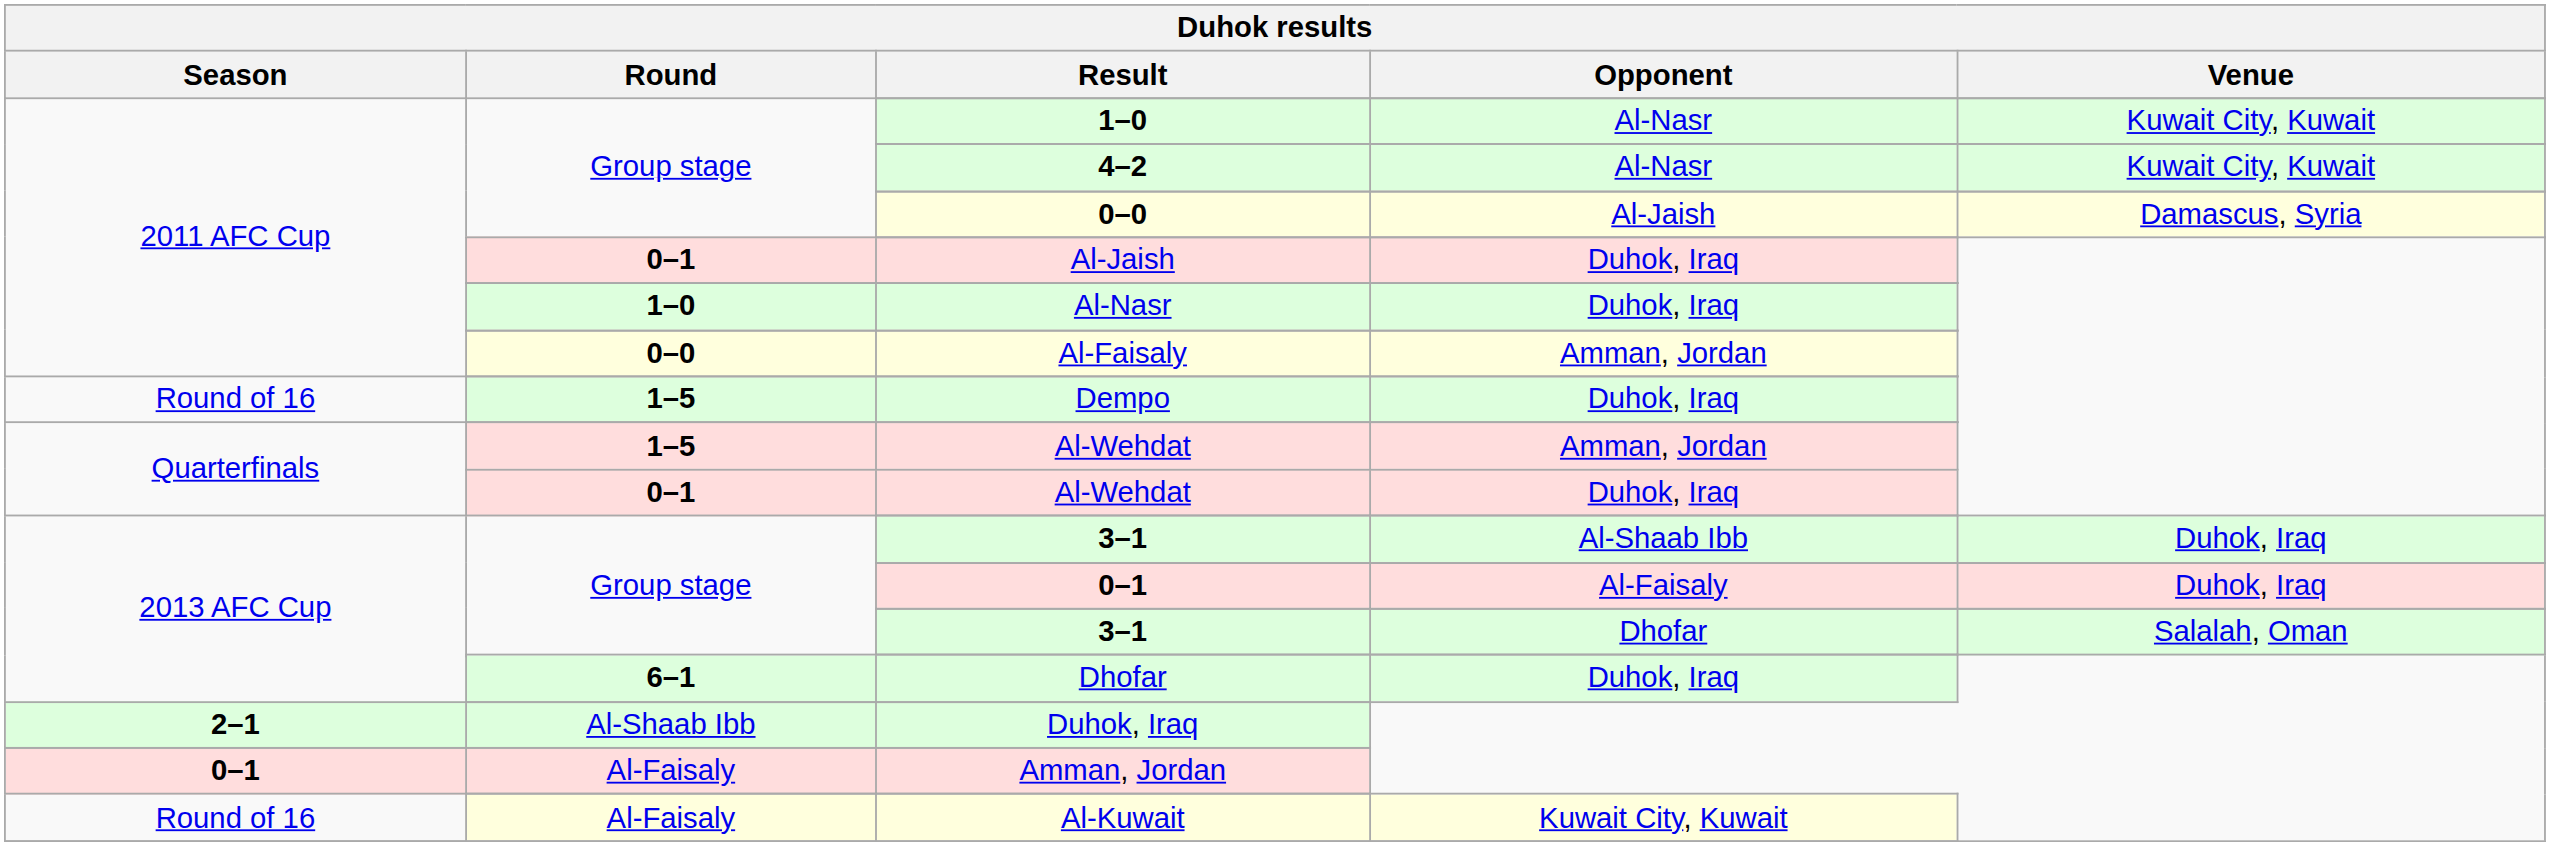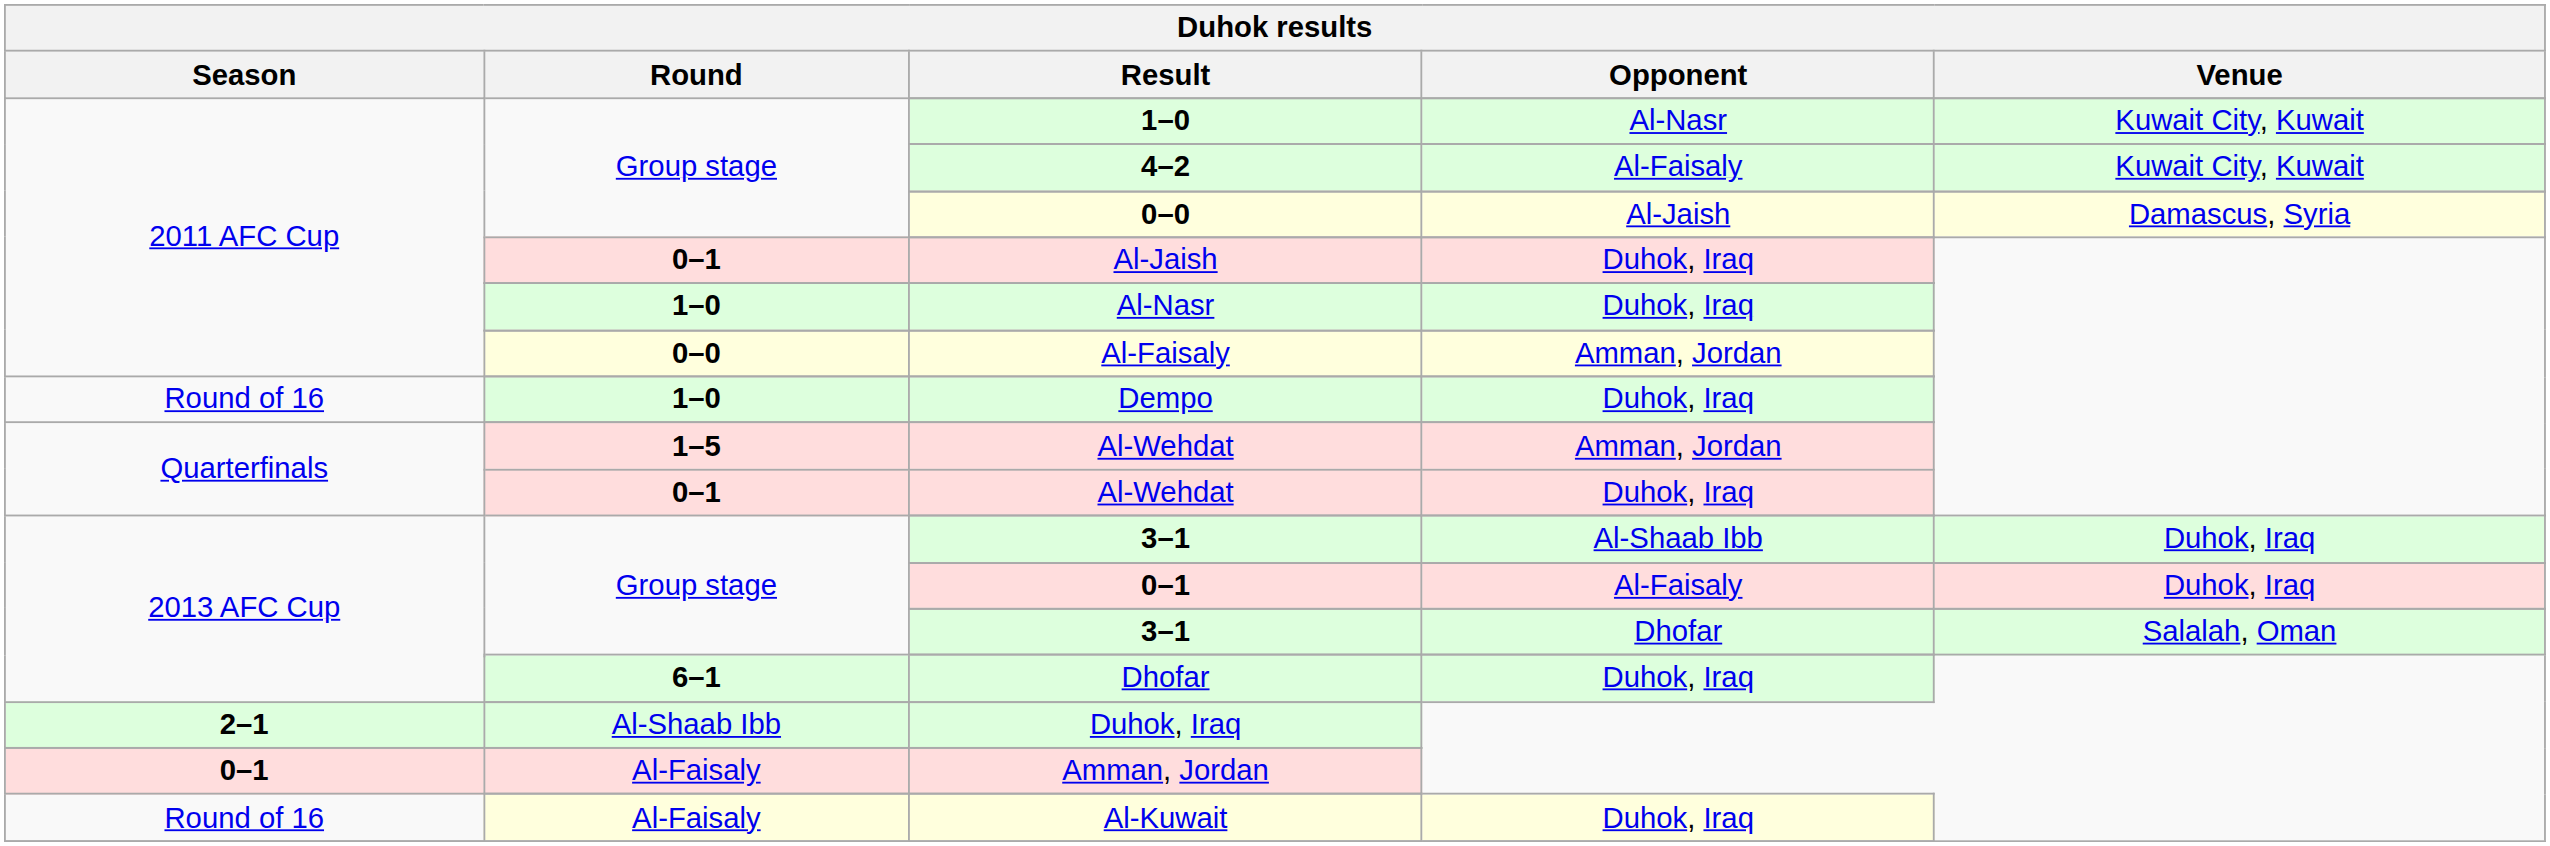(1663, 167) Al-Nasr -> (1678, 167) Al-Faisaly
(671, 399) 1–5 -> (696, 399) 1–0
(1663, 817) Kuwait City, Kuwait -> (1678, 817) Duhok, Iraq
